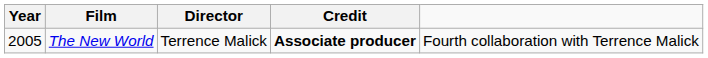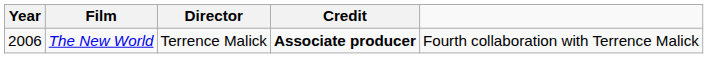(25, 40) 2005 -> (25, 40) 2006
